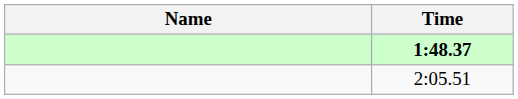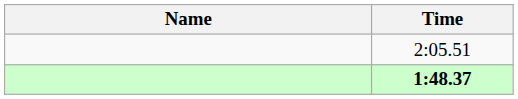rows swapped: (442, 49) <-> (442, 79)
